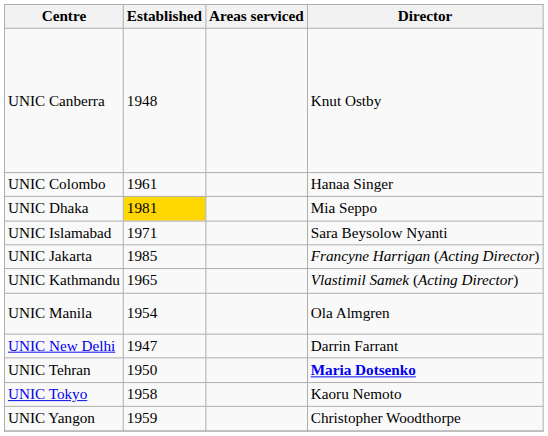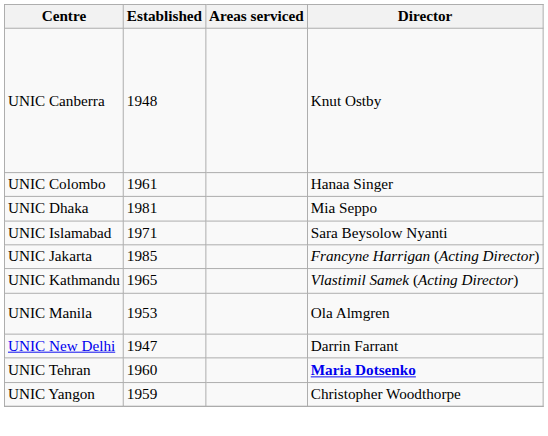(142, 208) gold background -> (142, 208) no background
(142, 313) 1954 -> (142, 313) 1953
(142, 370) 1950 -> (142, 370) 1960
- row: (48, 394)
